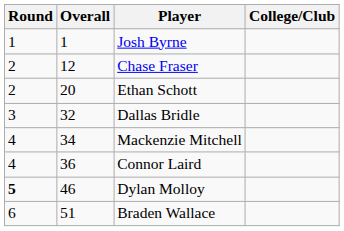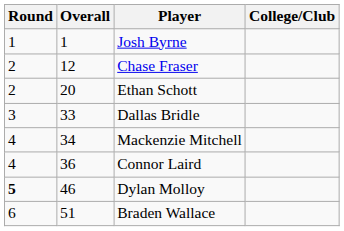(68, 115) 32 -> (68, 115) 33
